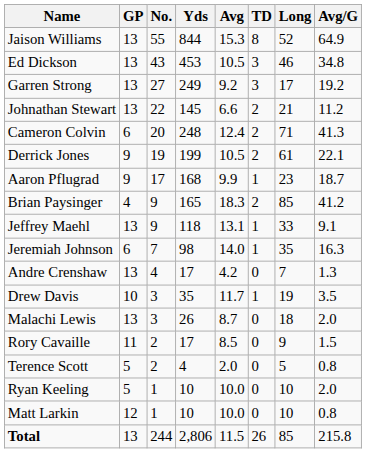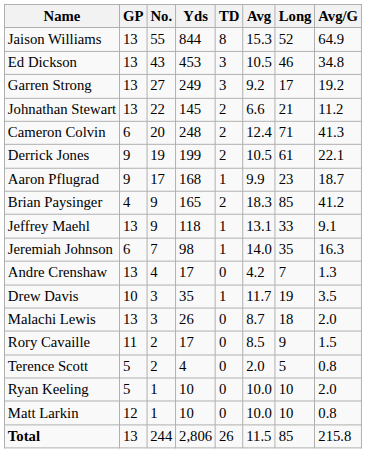columns swapped: (232, 16) <-> (262, 16)
